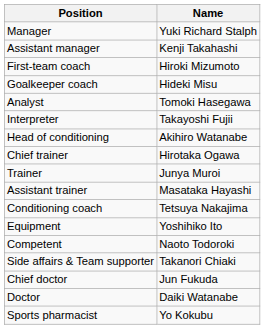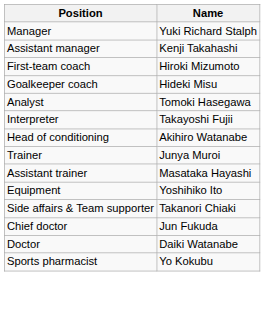- row: (37, 155)
- row: (55, 208)
- row: (34, 244)
